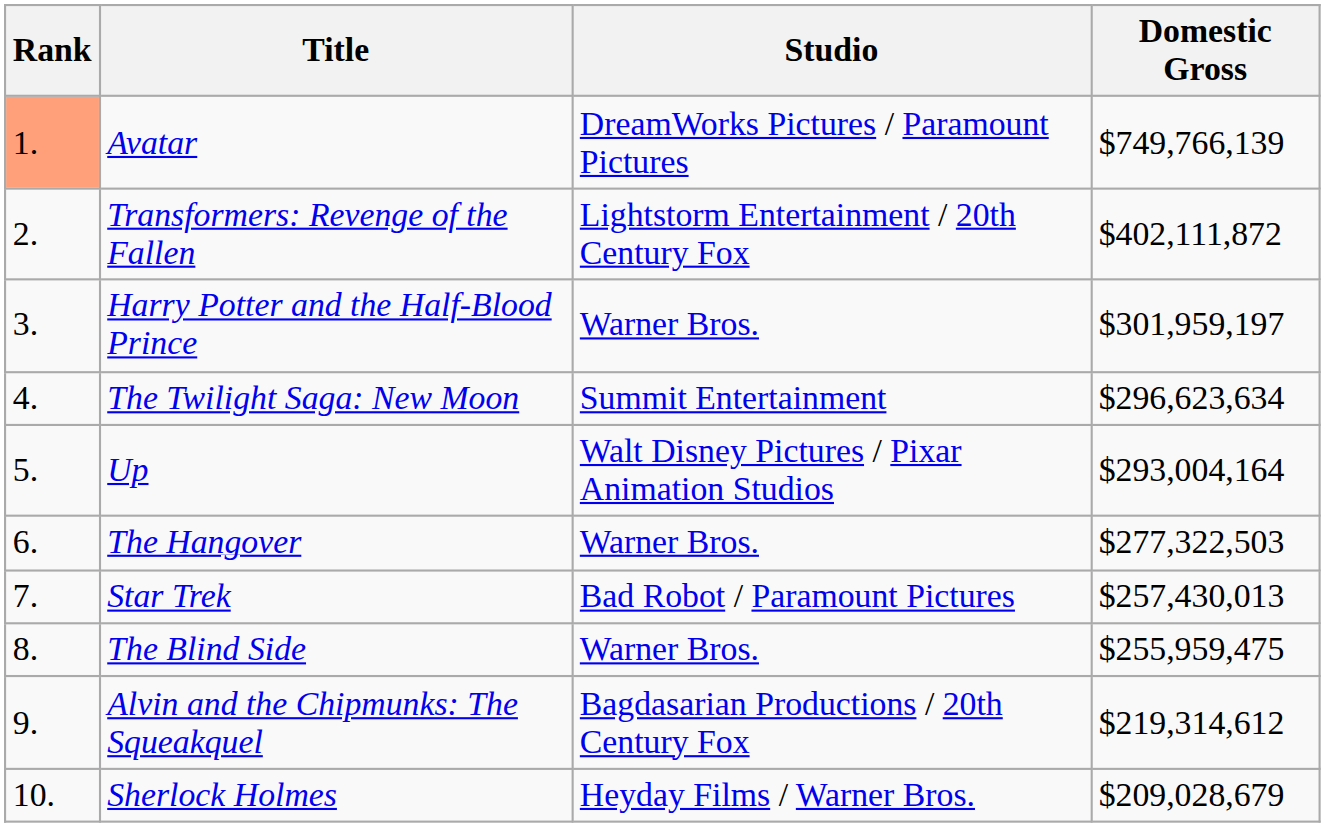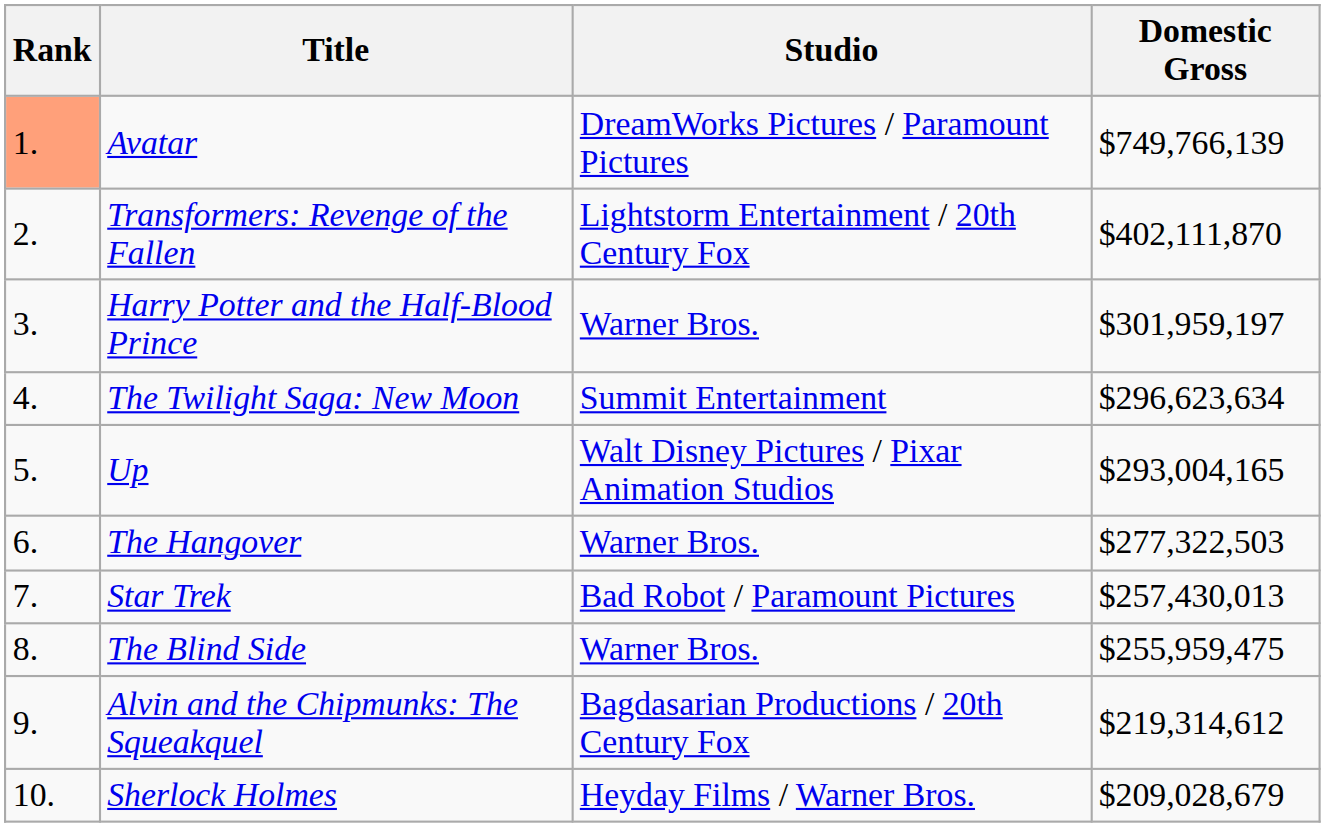(1190, 233) $402,111,872 -> (1190, 233) $402,111,870
(1192, 469) $293,004,164 -> (1192, 469) $293,004,165
